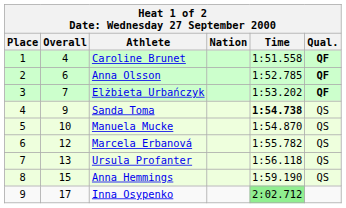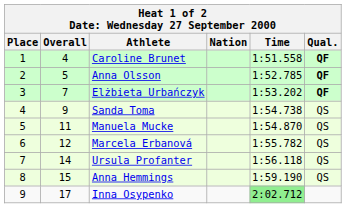(65, 76) 6 -> (65, 76) 5
(277, 110) bold -> (277, 110) normal
(65, 127) 10 -> (65, 127) 11
(65, 160) 13 -> (65, 160) 14
